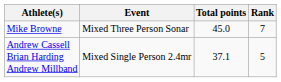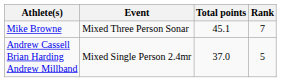(221, 29) 45.0 -> (221, 29) 45.1
(221, 57) 37.1 -> (221, 57) 37.0
